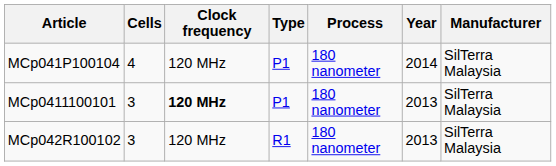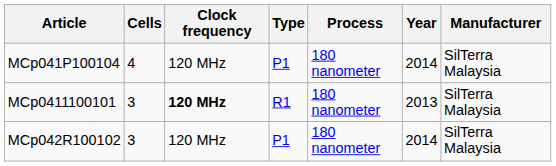(281, 102) P1 -> (281, 102) R1
(281, 141) R1 -> (281, 141) P1
(421, 141) 2013 -> (421, 141) 2014
